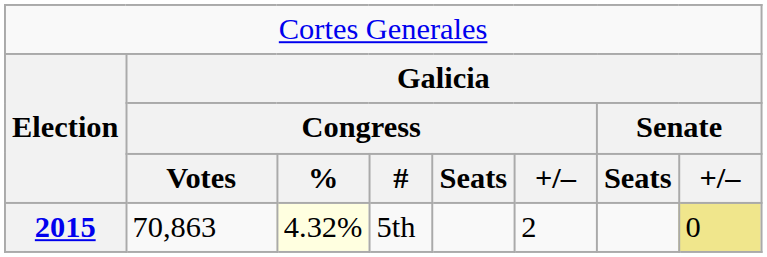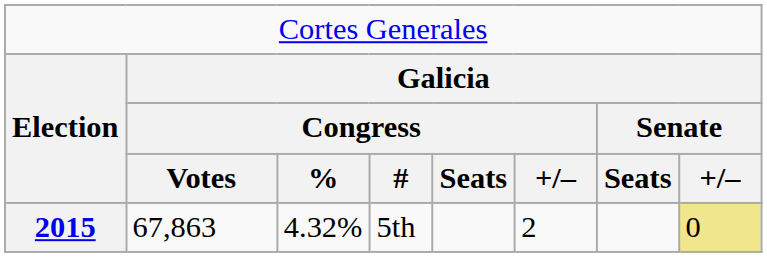(174, 226) 70,863 -> (174, 226) 67,863
(323, 226) lightyellow background -> (323, 226) no background
